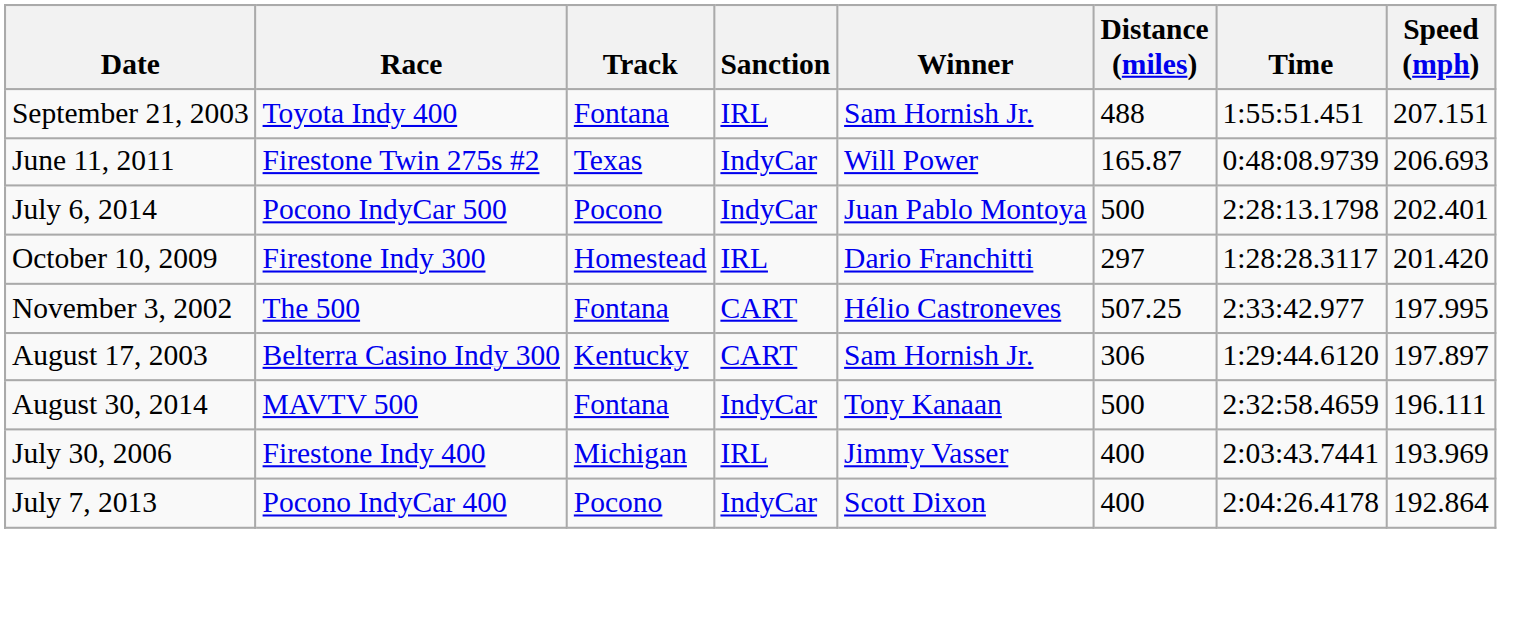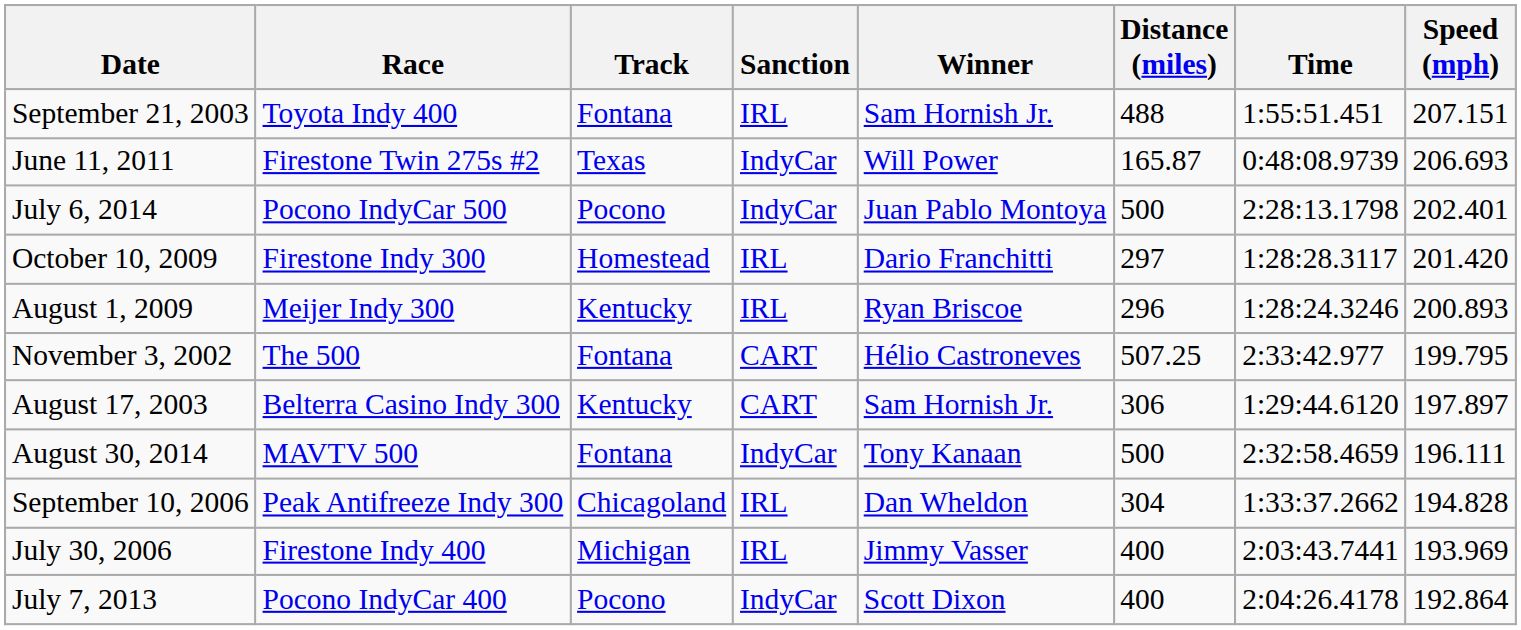+ row: (103, 307)
(1441, 307) 197.995 -> (1460, 356) 199.795
+ row: (130, 502)
